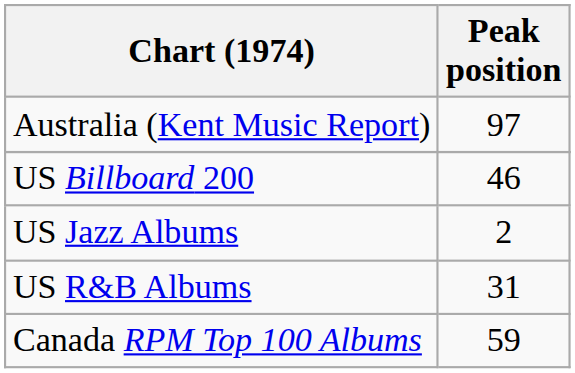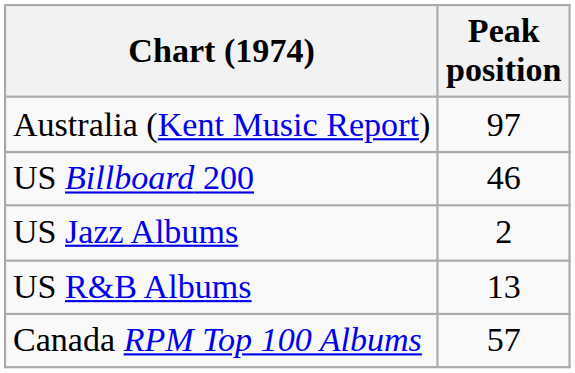(504, 286) 31 -> (504, 286) 13
(504, 340) 59 -> (504, 340) 57
